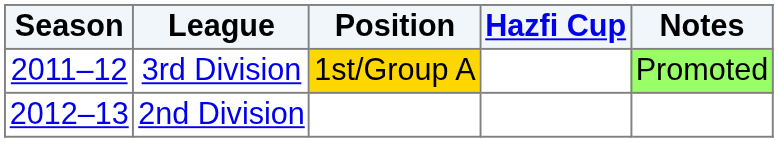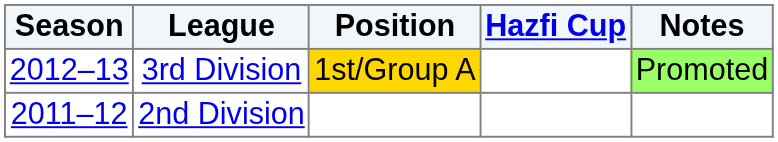(69, 70) 2011–12 -> (69, 70) 2012–13
(69, 114) 2012–13 -> (69, 114) 2011–12
